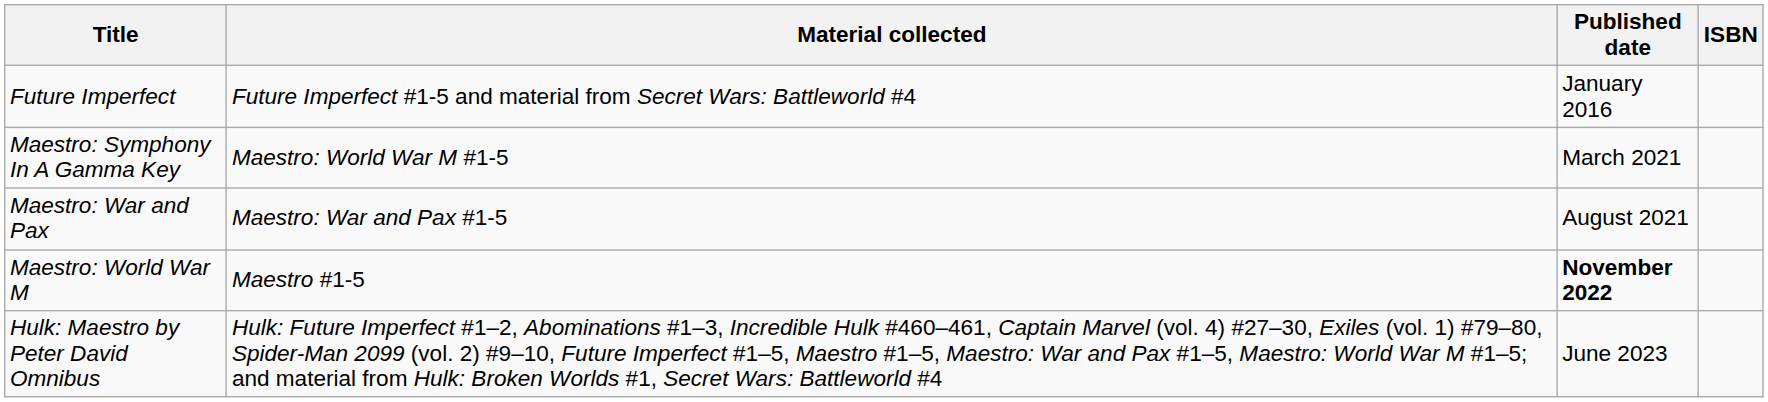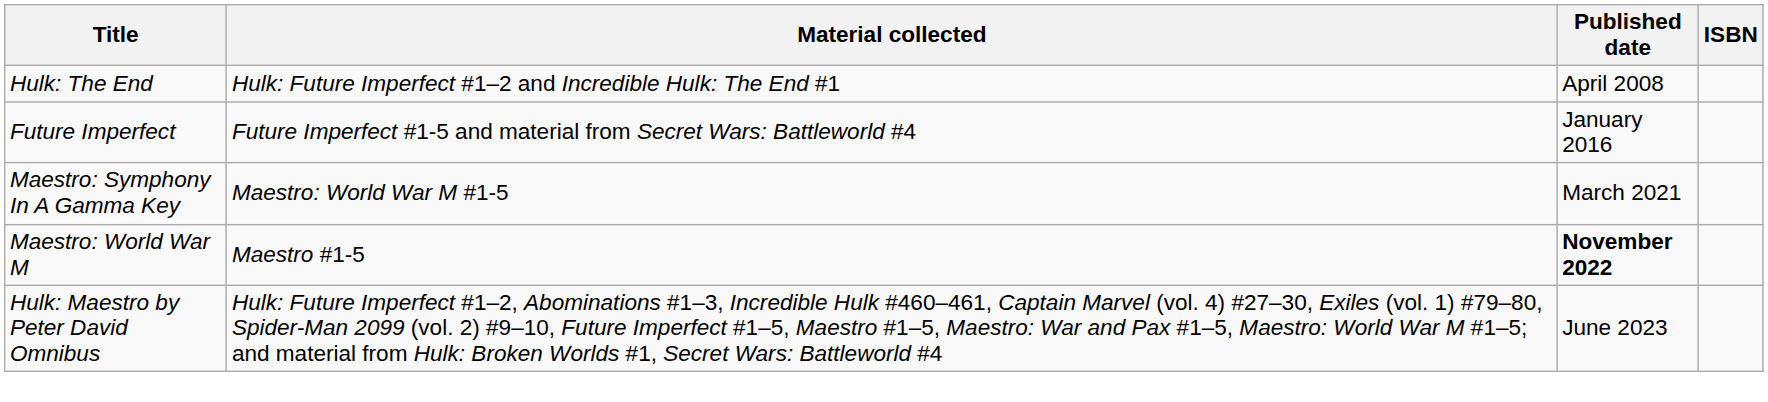+ row: (81, 83)
- row: (99, 218)
